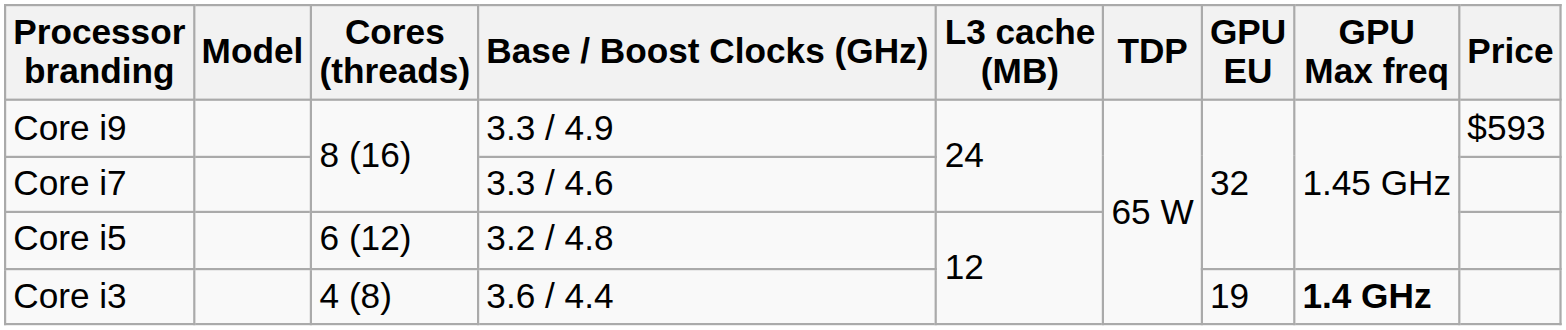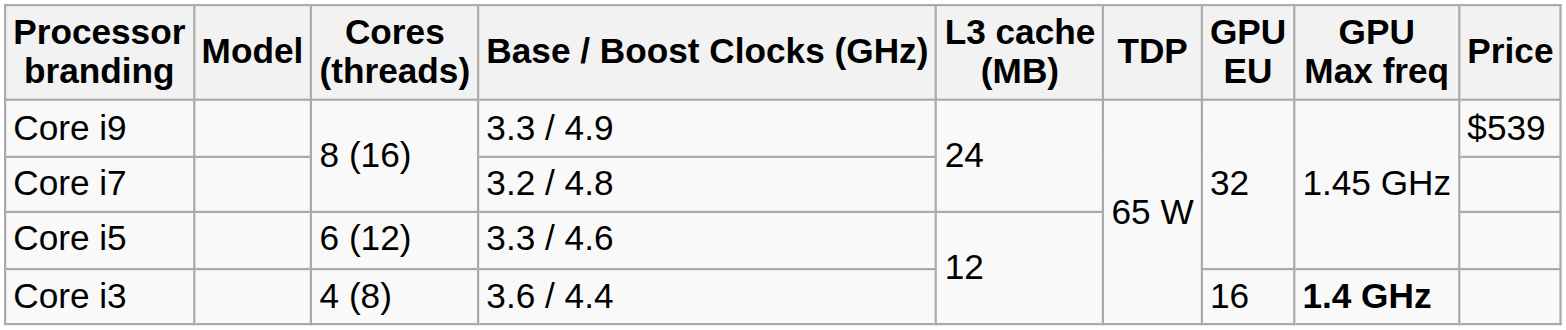(1506, 127) $593 -> (1506, 127) $539
(550, 183) 3.3 / 4.6 -> (550, 183) 3.2 / 4.8
(550, 239) 3.2 / 4.8 -> (550, 239) 3.3 / 4.6
(1229, 295) 19 -> (1229, 295) 16
